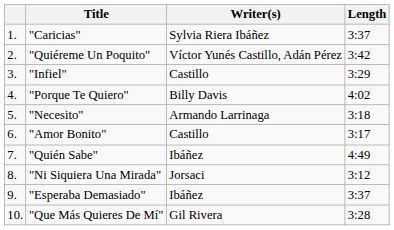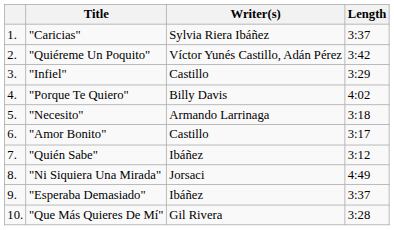(359, 154) 4:49 -> (359, 154) 3:12
(359, 174) 3:12 -> (359, 174) 4:49
